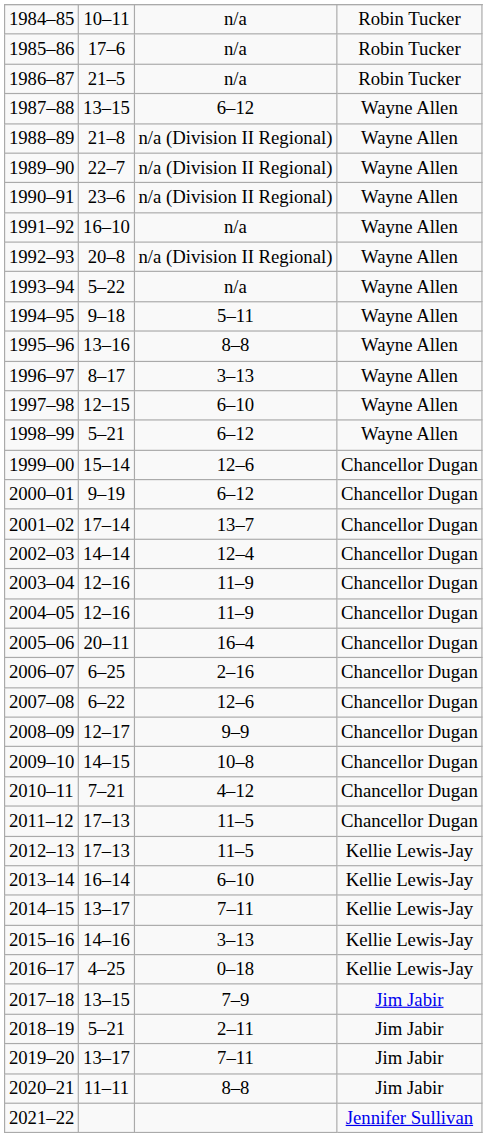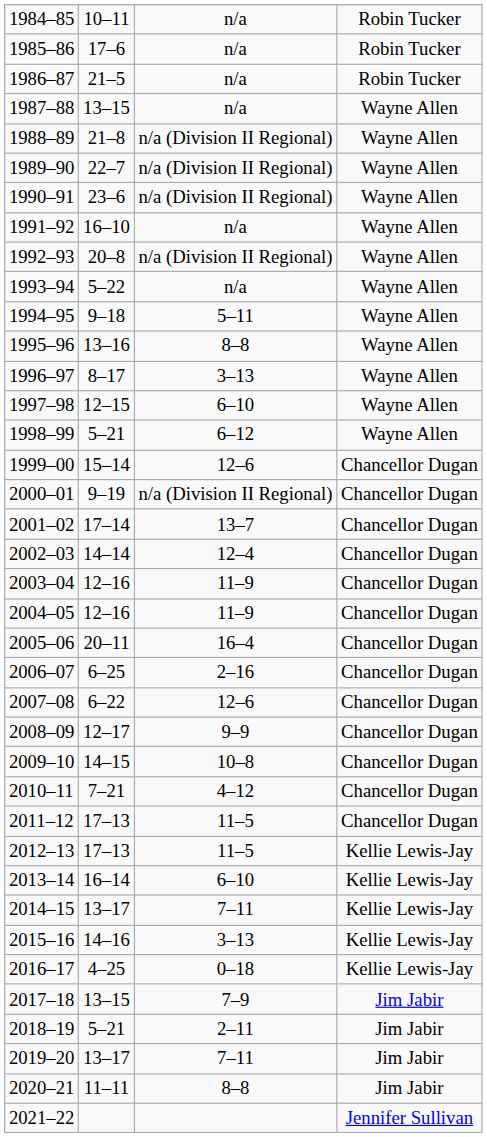(235, 108) 6–12 -> (235, 108) n/a
(235, 494) 6–12 -> (235, 494) n/a (Division II Regional)
